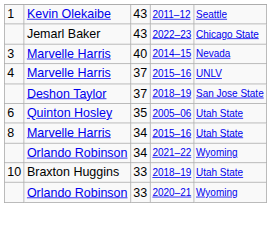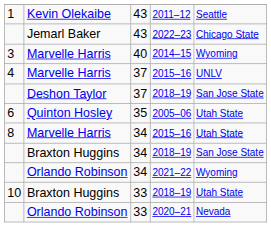(213, 54) Nevada -> (217, 54) Wyoming
+ row: (140, 152)
(217, 192) Wyoming -> (213, 212) Nevada
